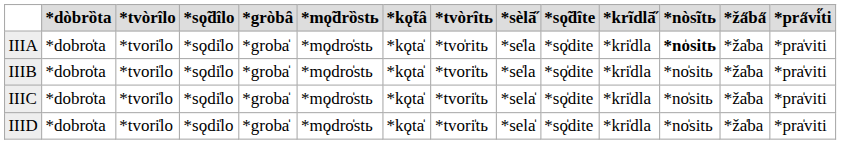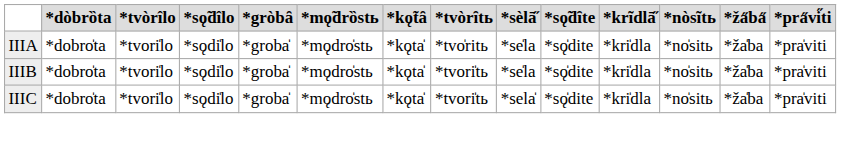(690, 44) bold -> (688, 44) normal
- row: (23, 125)
